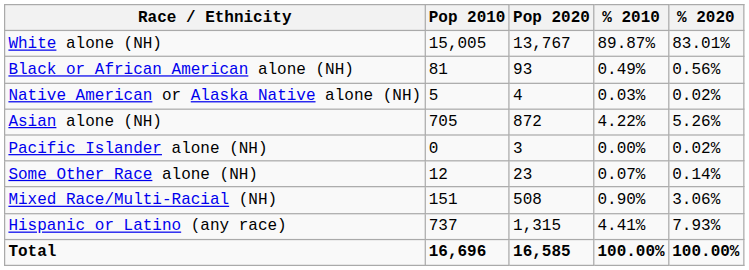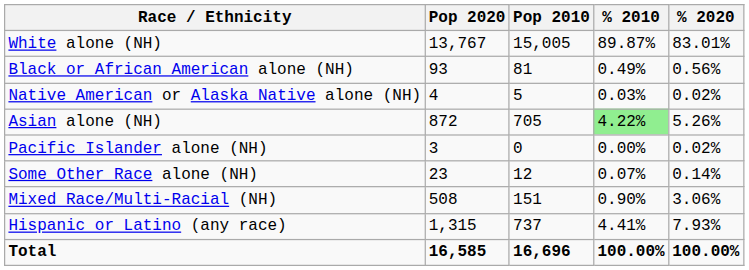columns swapped: (467, 18) <-> (551, 18)
(621, 122) no background -> (621, 122) lightgreen background
